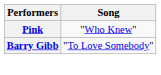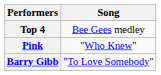+ row: (33, 29)
